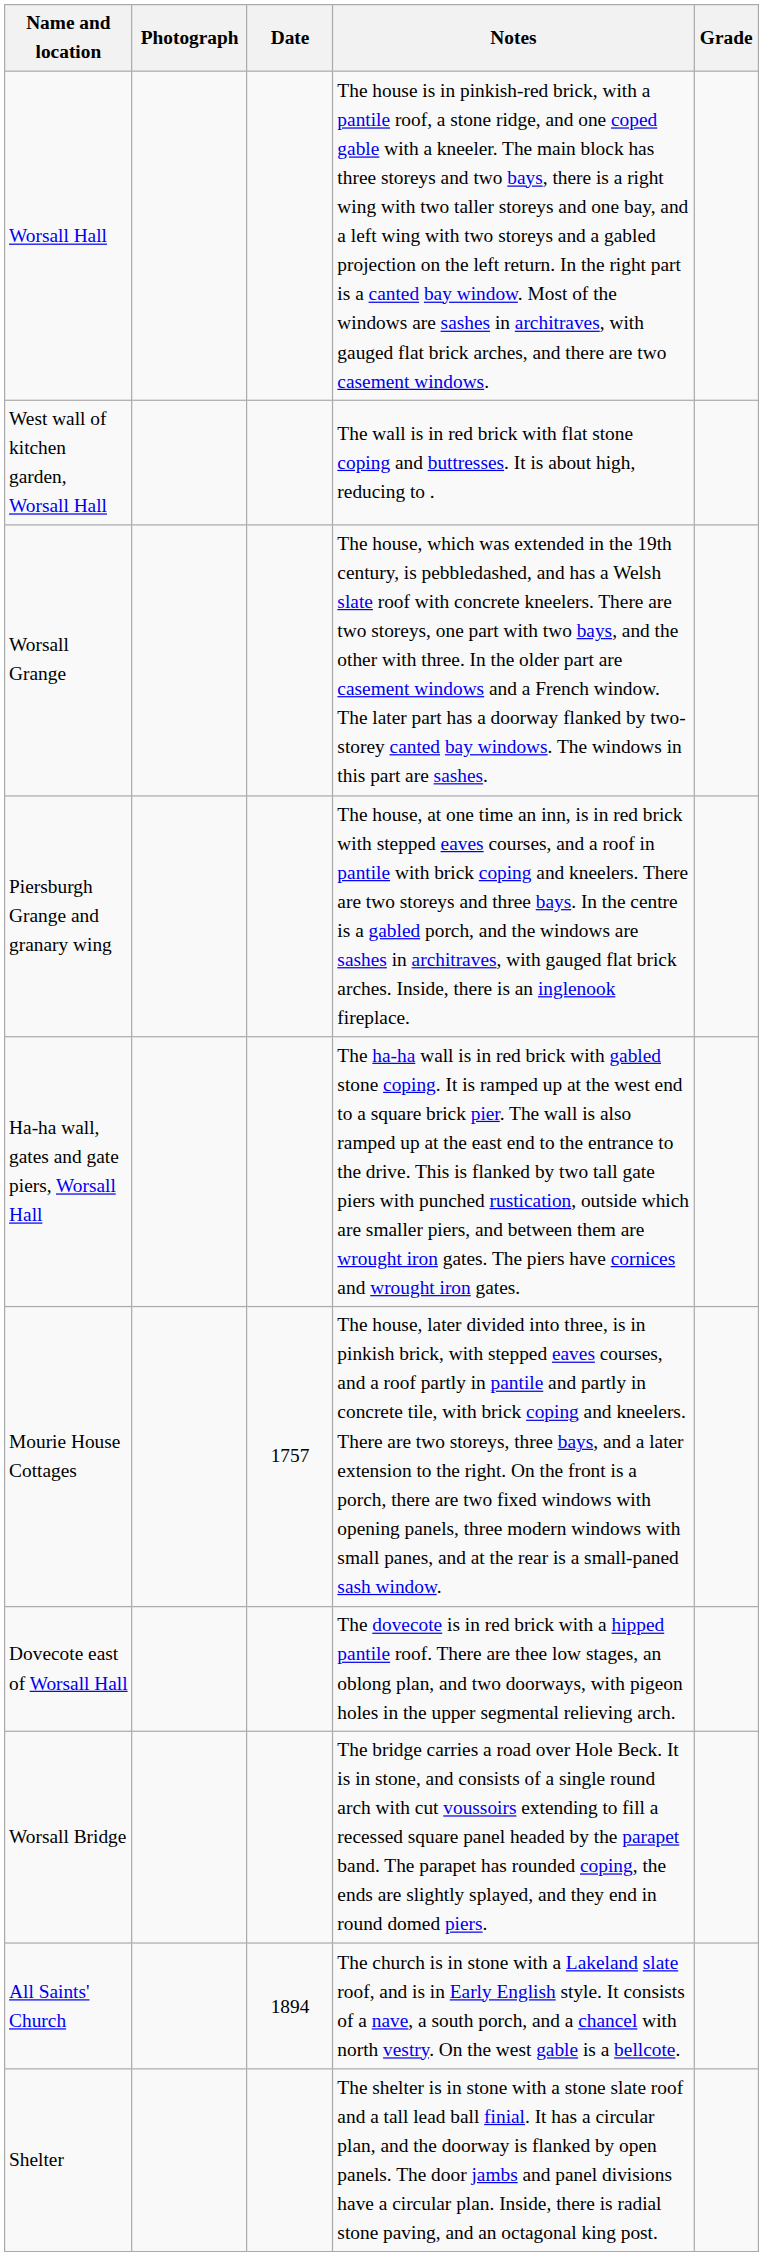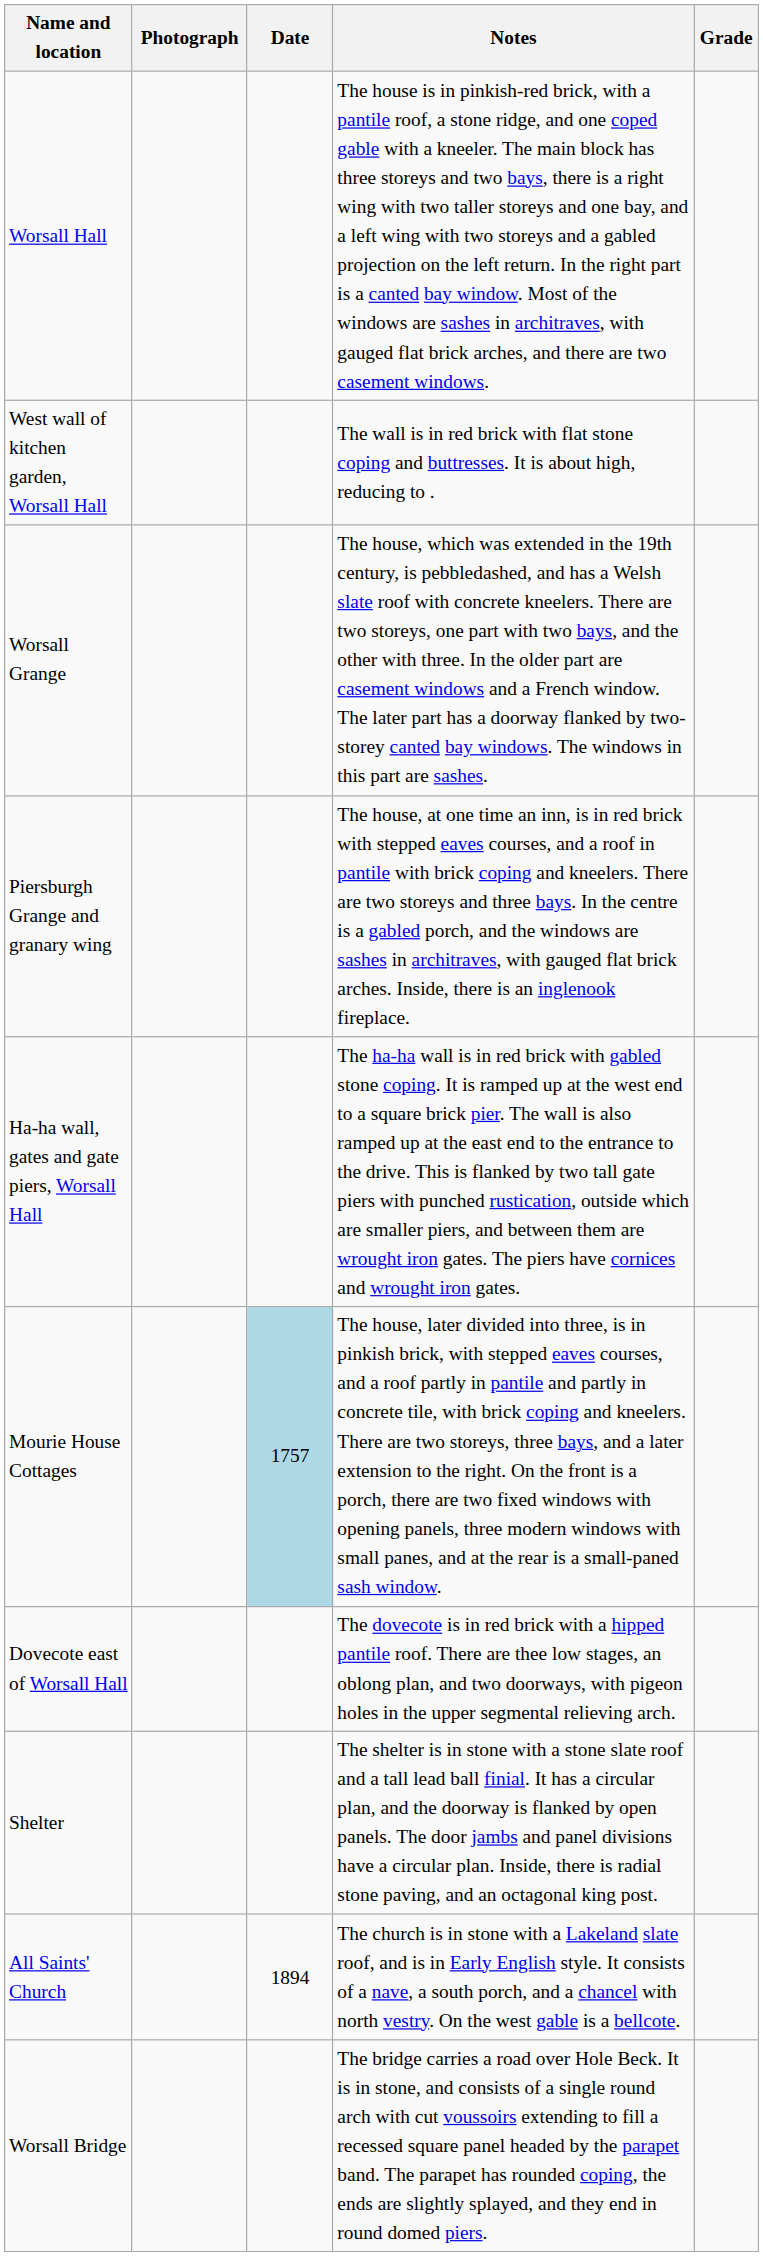(290, 1456) no background -> (290, 1456) lightblue background
rows swapped: (68, 1837) <-> (36, 2160)
